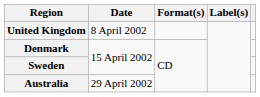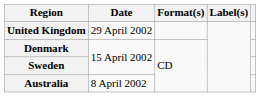(119, 30) 8 April 2002 -> (121, 30) 29 April 2002
(121, 83) 29 April 2002 -> (119, 83) 8 April 2002
